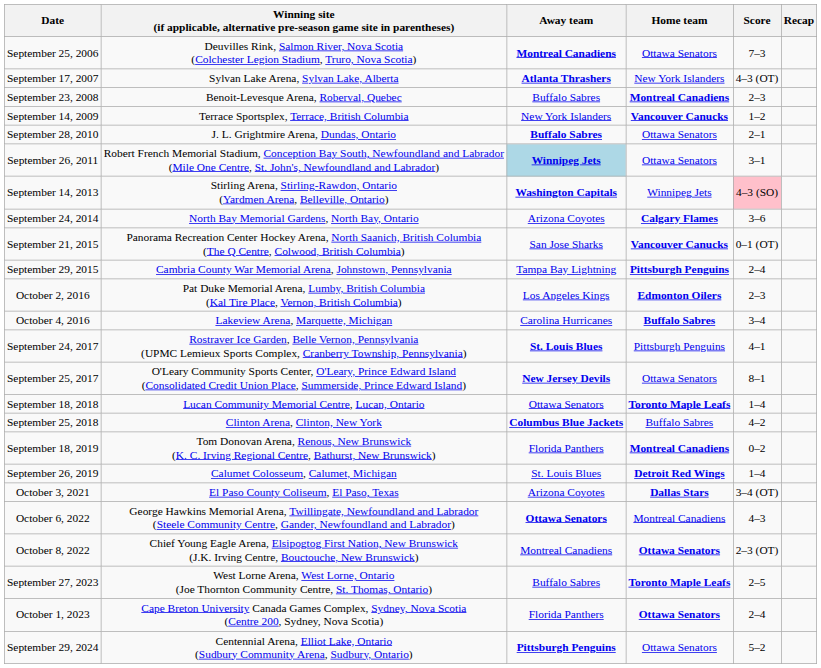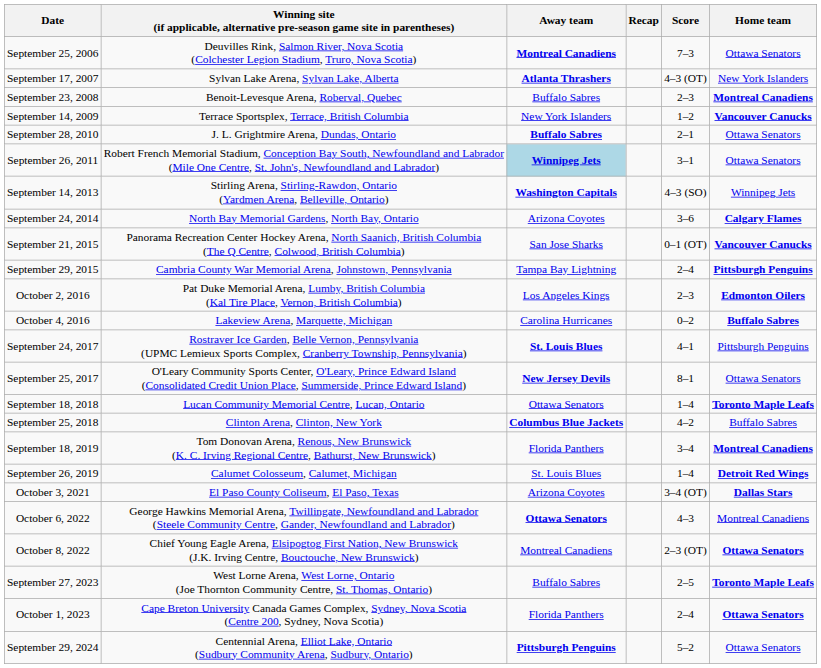columns swapped: (679, 20) <-> (799, 20)
(757, 192) pink background -> (685, 192) no background
(757, 320) 3–4 -> (685, 320) 0–2
(757, 448) 0–2 -> (685, 448) 3–4
